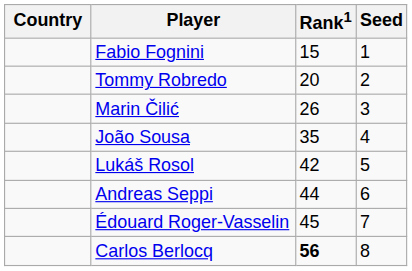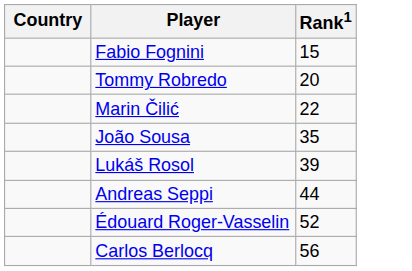- column: (381, 21)
(310, 108) 26 -> (310, 108) 22
(310, 165) 42 -> (310, 165) 39
(310, 222) 45 -> (310, 222) 52
(310, 250) bold -> (310, 250) normal
